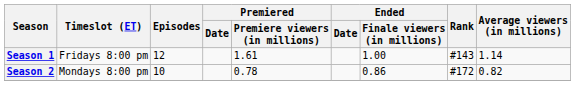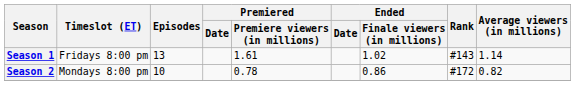(159, 56) 12 -> (159, 56) 13
(374, 56) 1.00 -> (374, 56) 1.02
